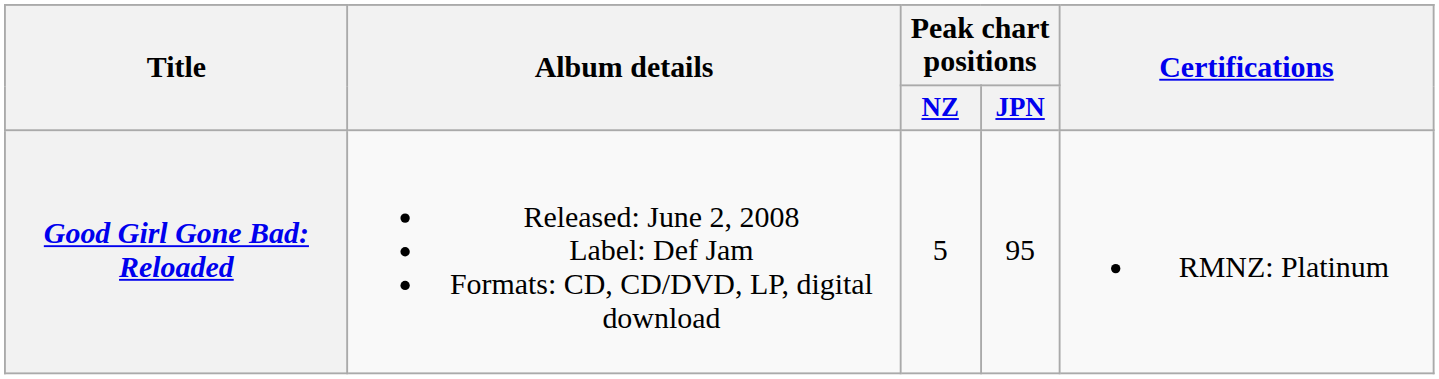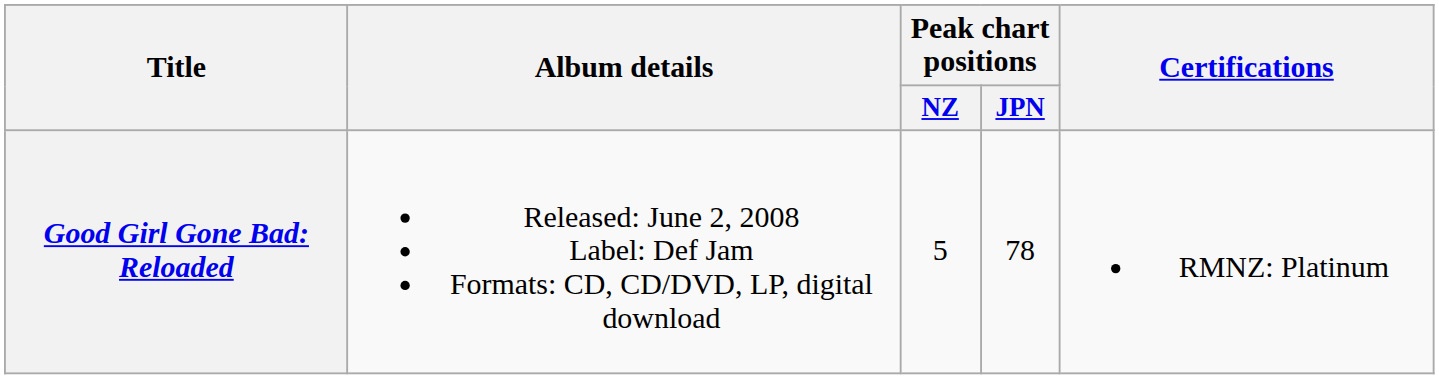(1020, 250) 95 -> (1020, 250) 78
